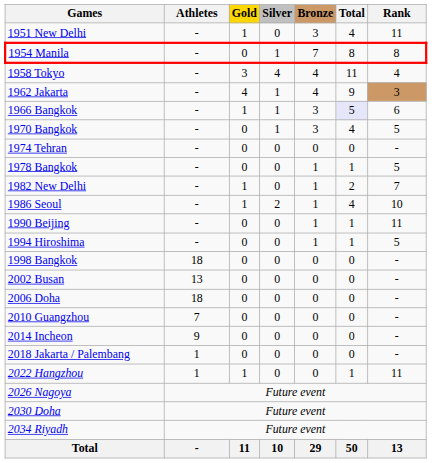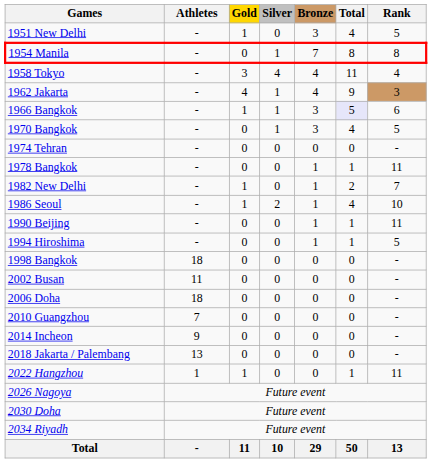(397, 32) 11 -> (397, 32) 5
(397, 167) 5 -> (397, 167) 11
(197, 279) 13 -> (197, 279) 11
(197, 354) 1 -> (197, 354) 13
